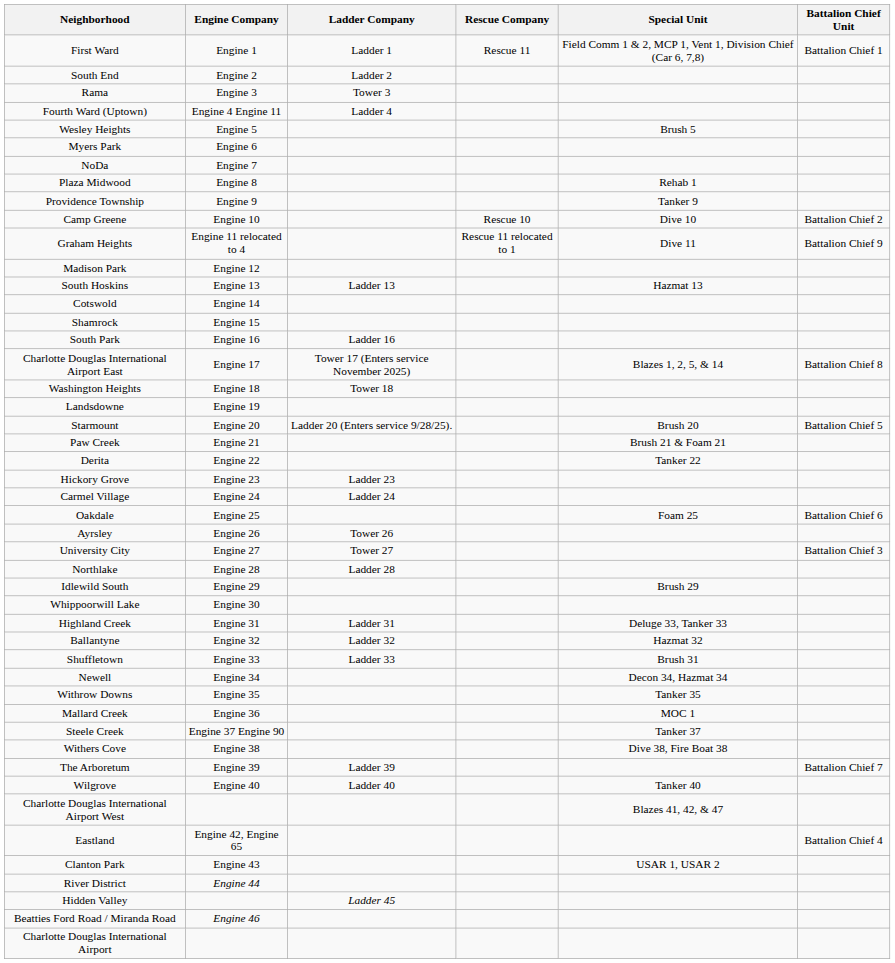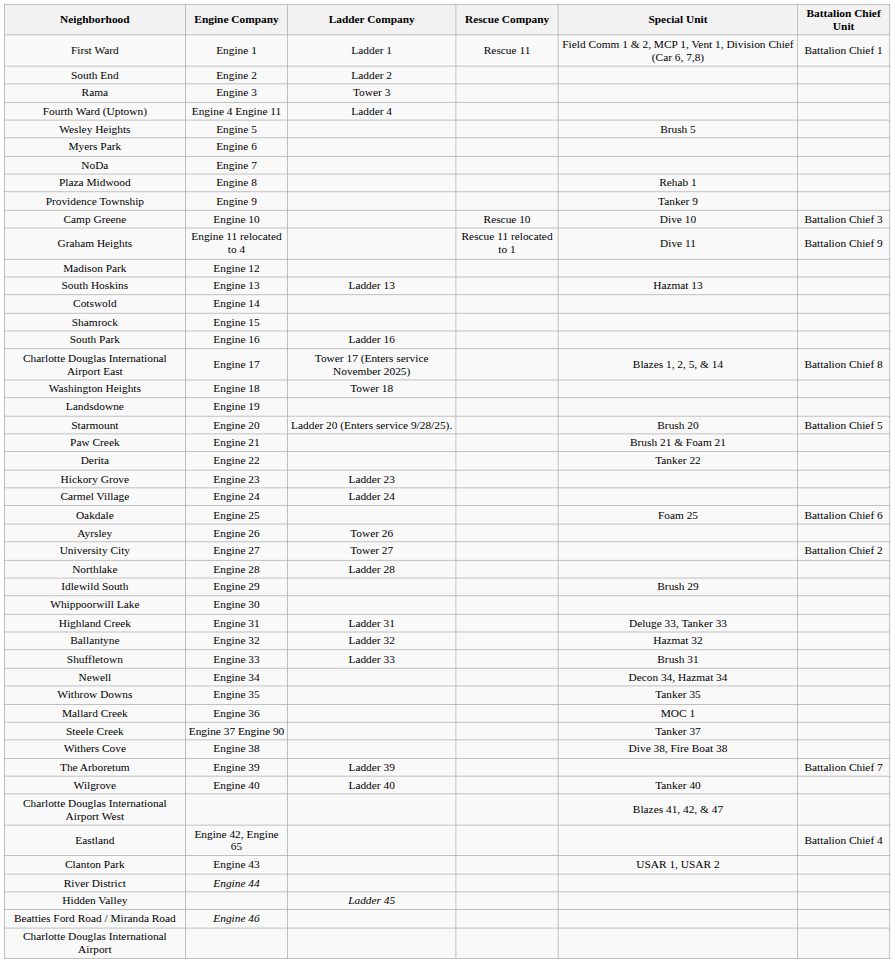(844, 219) Battalion Chief 2 -> (844, 219) Battalion Chief 3
(844, 551) Battalion Chief 3 -> (844, 551) Battalion Chief 2
